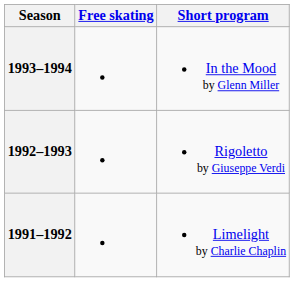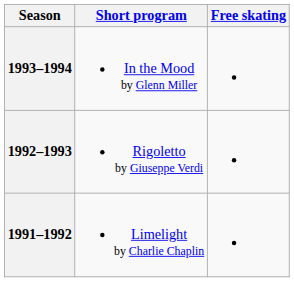columns swapped: (223, 15) <-> (116, 15)
